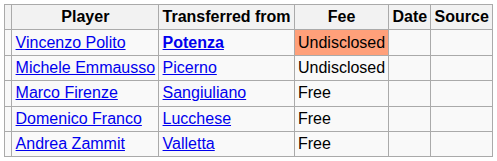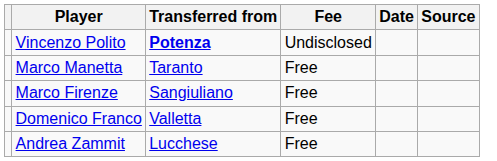(342, 42) lightsalmon background -> (328, 42) no background
- row: (85, 67)
+ row: (69, 67)
(197, 118) Lucchese -> (175, 118) Valletta
(189, 144) Valletta -> (183, 144) Lucchese
